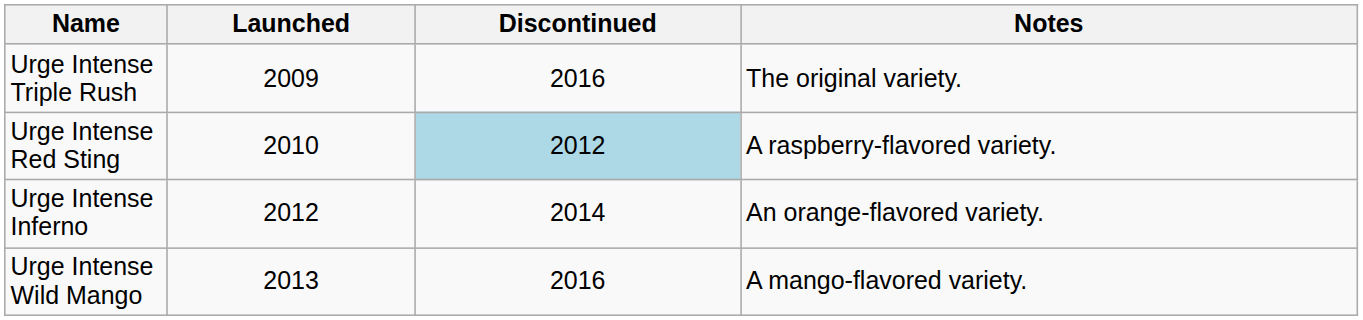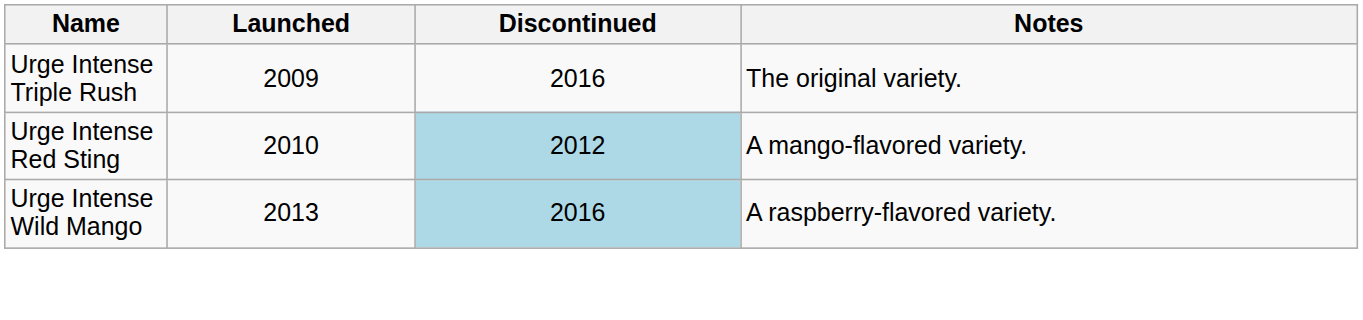(901, 145) A raspberry-flavored variety. -> (887, 145) A mango-flavored variety.
- row: (82, 213)
(578, 280) no background -> (578, 213) lightblue background
(887, 280) A mango-flavored variety. -> (901, 213) A raspberry-flavored variety.
